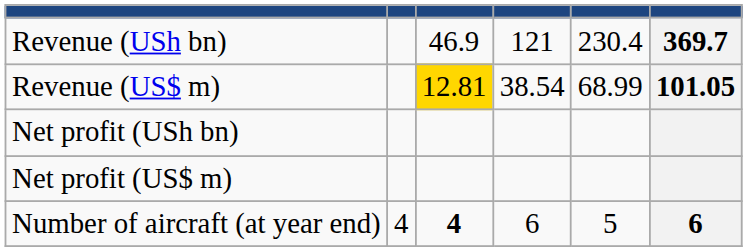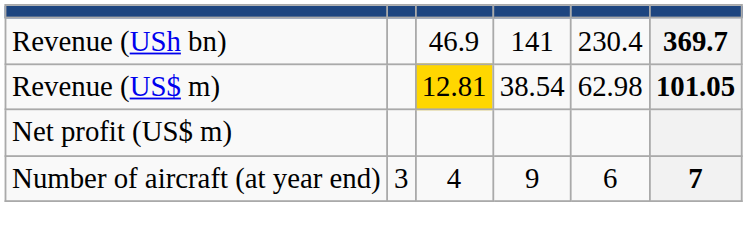(532, 40) 121 -> (532, 40) 141
(610, 86) 68.99 -> (610, 86) 62.98
- row: (125, 131)
(401, 223) 4 -> (401, 177) 3
(454, 223) bold -> (454, 177) normal
(532, 223) 6 -> (532, 177) 9
(610, 223) 5 -> (610, 177) 6
(695, 223) 6 -> (695, 177) 7
